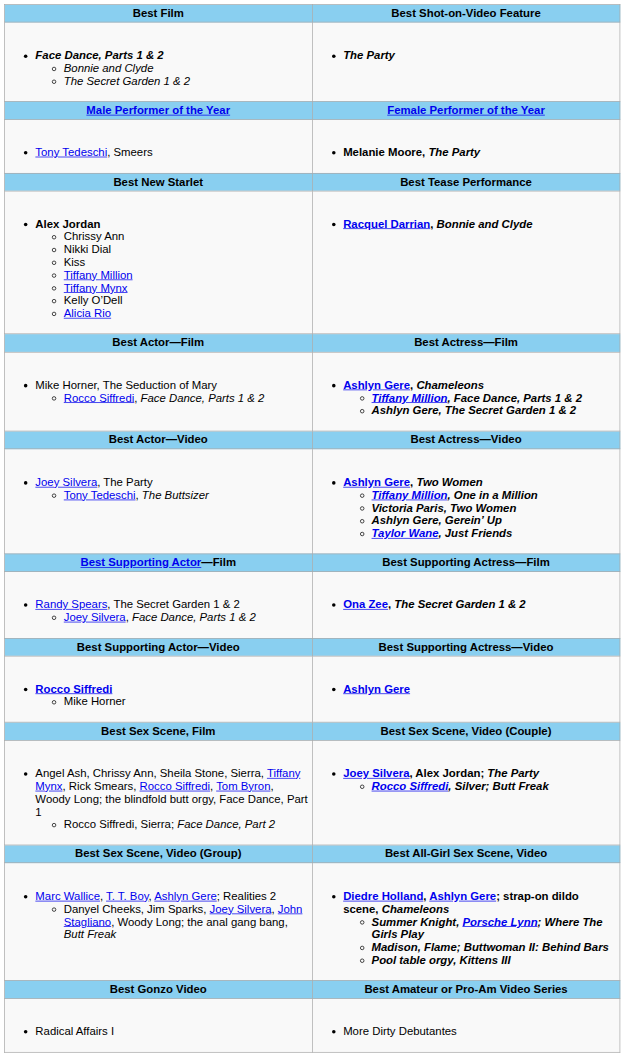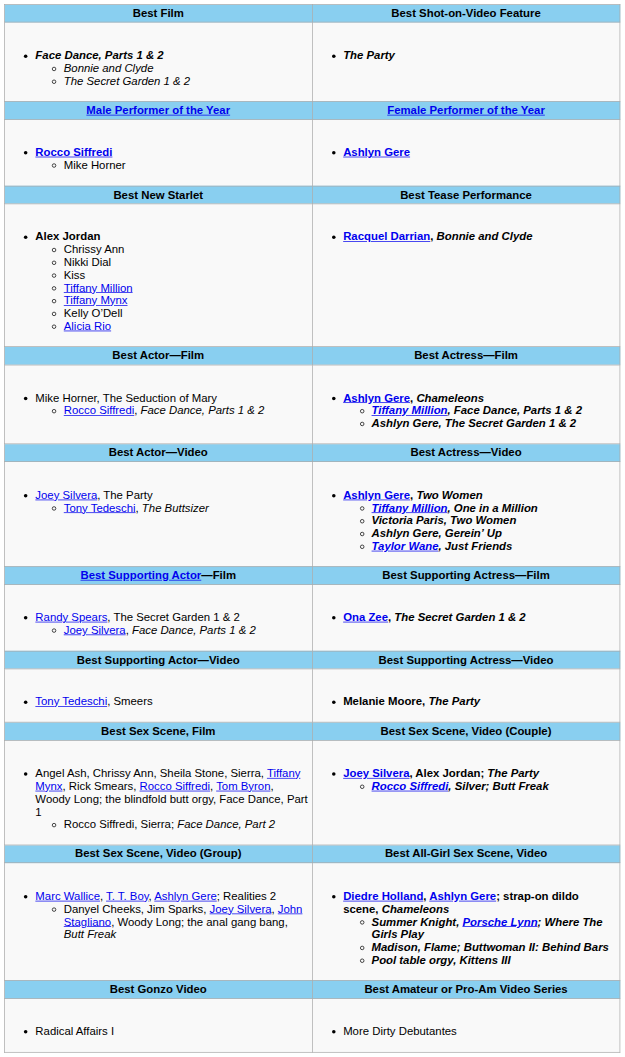rows swapped: (158, 696) <-> (158, 153)
